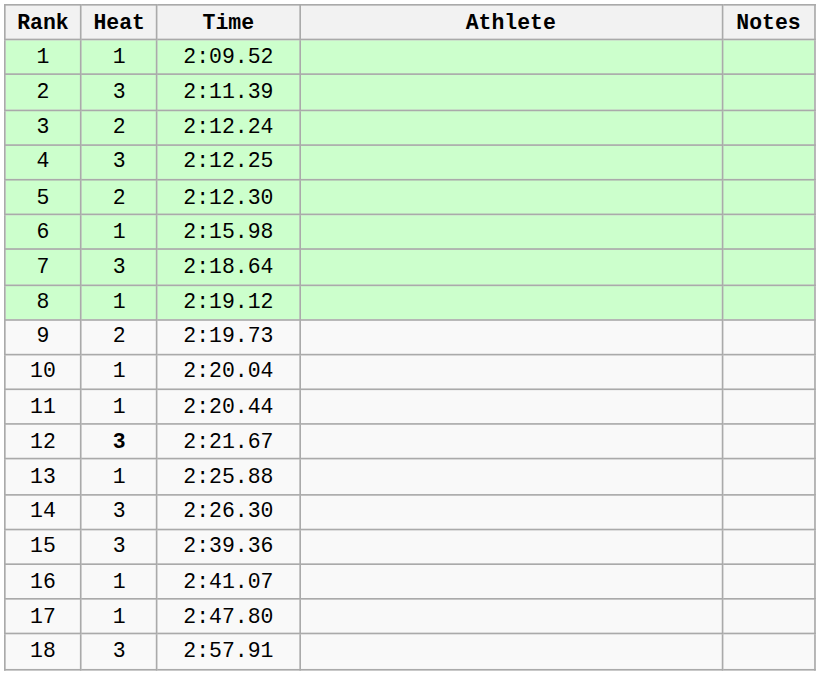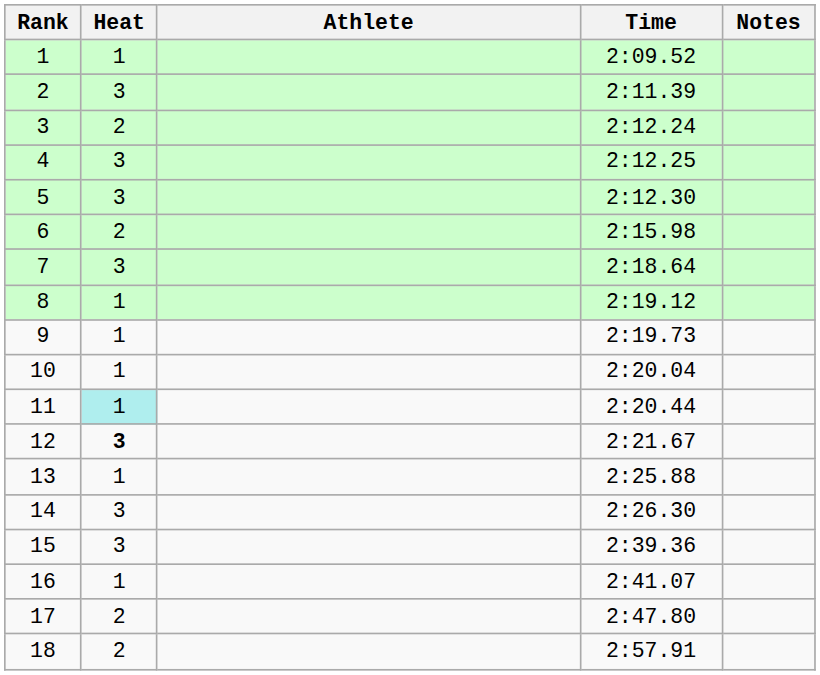columns swapped: (511, 22) <-> (228, 22)
(119, 197) 2 -> (119, 197) 3
(119, 232) 1 -> (119, 232) 2
(119, 337) 2 -> (119, 337) 1
(119, 407) no background -> (119, 407) paleturquoise background
(119, 617) 1 -> (119, 617) 2
(119, 652) 3 -> (119, 652) 2
